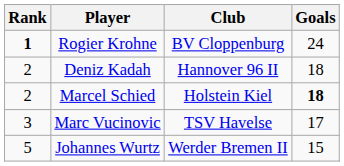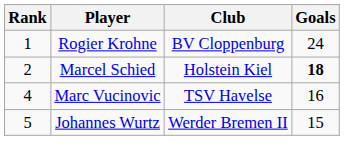(28, 43) bold -> (28, 43) normal
- row: (108, 69)
(28, 122) 3 -> (28, 95) 4
(315, 122) 17 -> (315, 95) 16
